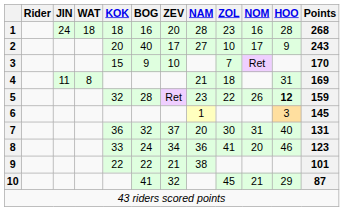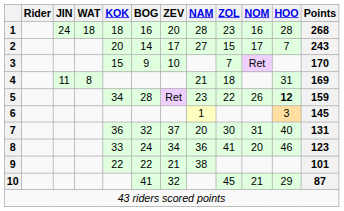(146, 47) 40 -> (146, 47) 14
(229, 47) 10 -> (229, 47) 15
(287, 47) 9 -> (287, 47) 7
(117, 97) 32 -> (117, 97) 34
